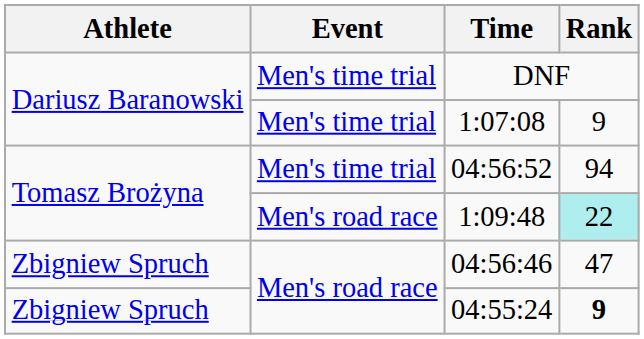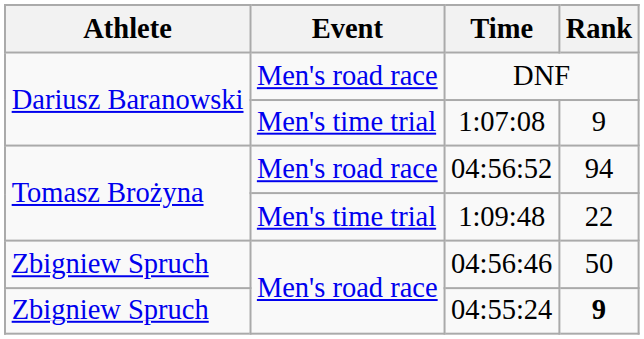(347, 75) Men's time trial -> (347, 75) Men's road race
(347, 169) Men's time trial -> (347, 169) Men's road race
(347, 216) Men's road race -> (347, 216) Men's time trial
(599, 216) paleturquoise background -> (599, 216) no background
(599, 263) 47 -> (599, 263) 50
